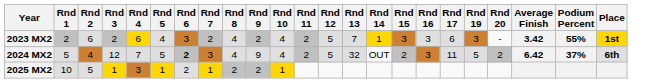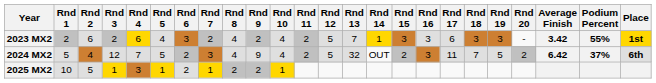+ column: (476, 17)
(186, 54) bold -> (186, 54) normal
